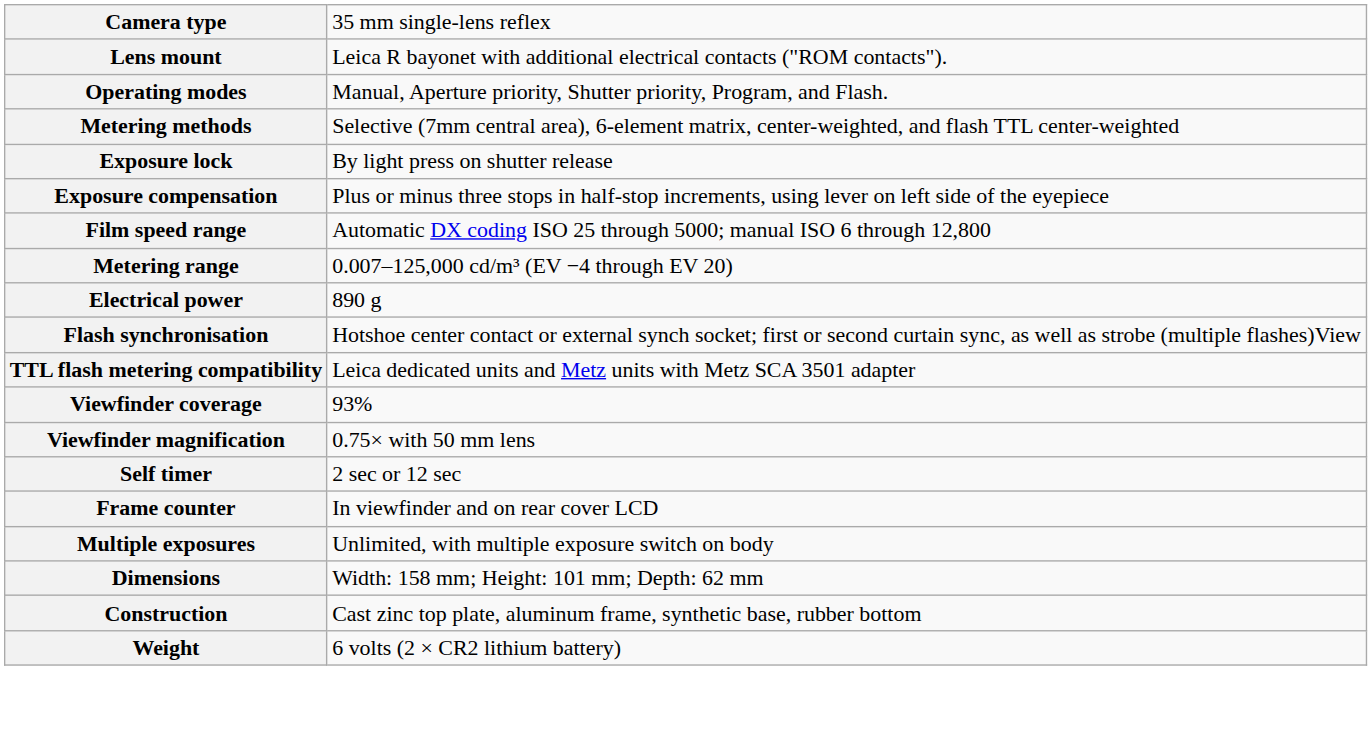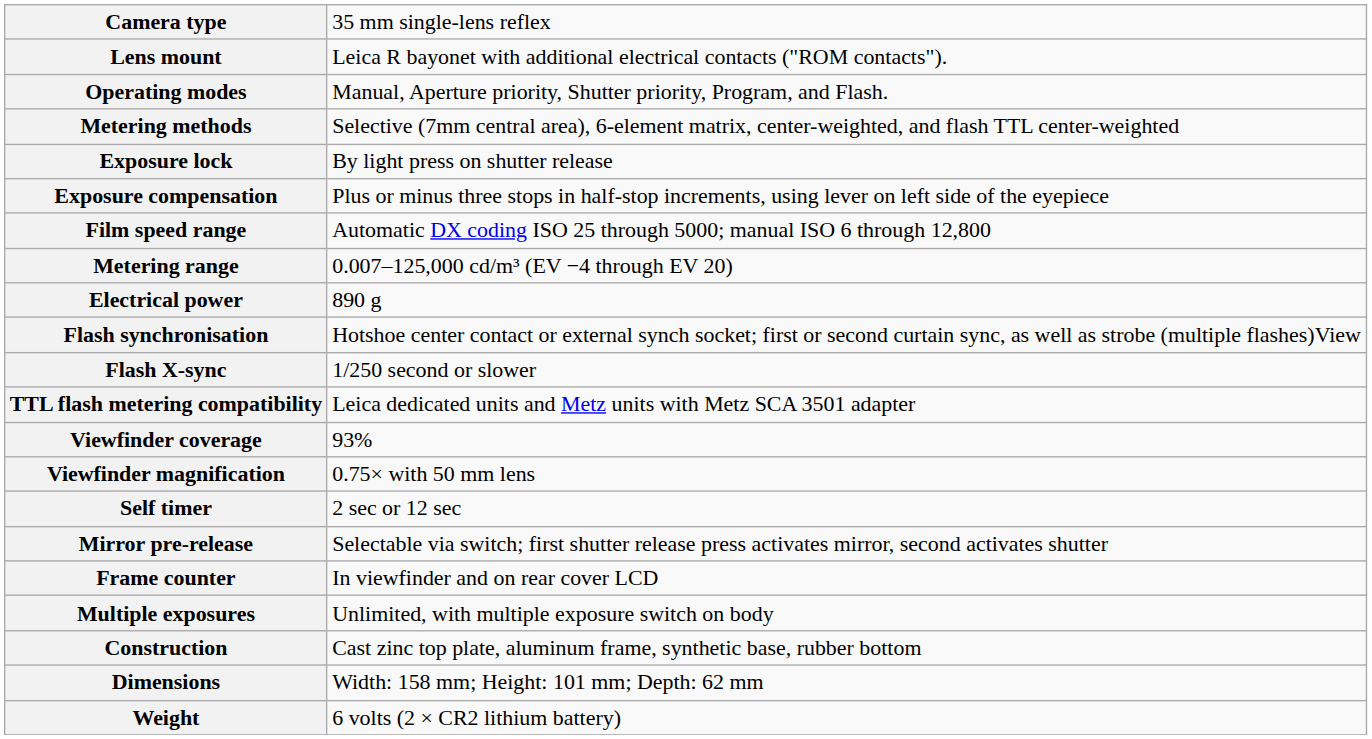+ row: (166, 369)
+ row: (166, 543)
rows swapped: (166, 612) <-> (166, 578)
